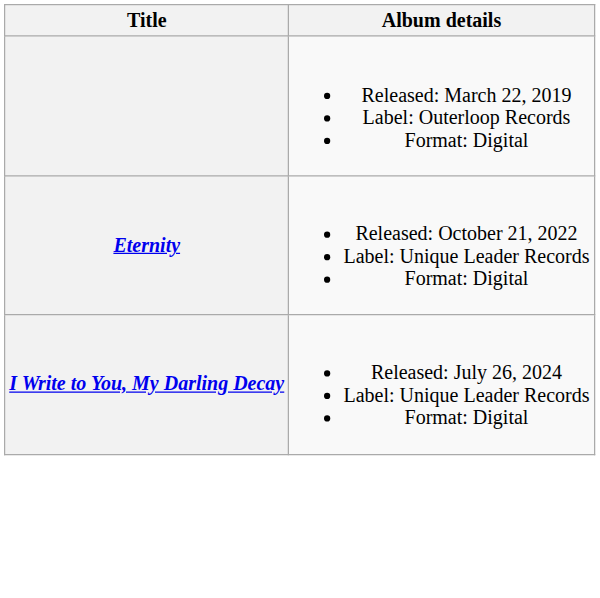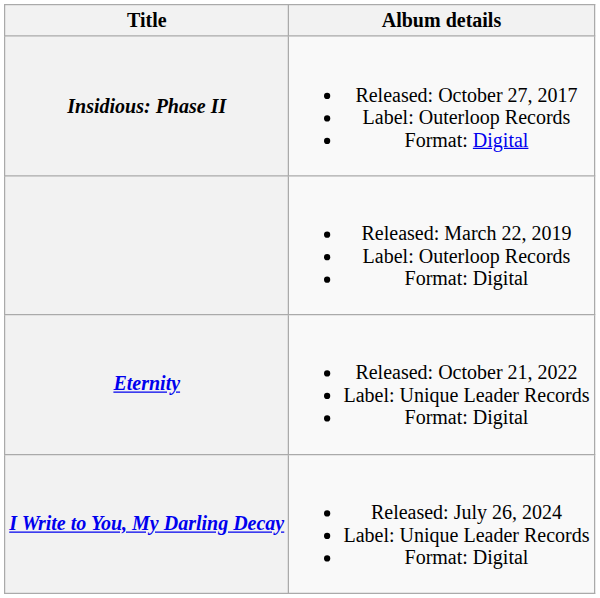+ row: (147, 105)
